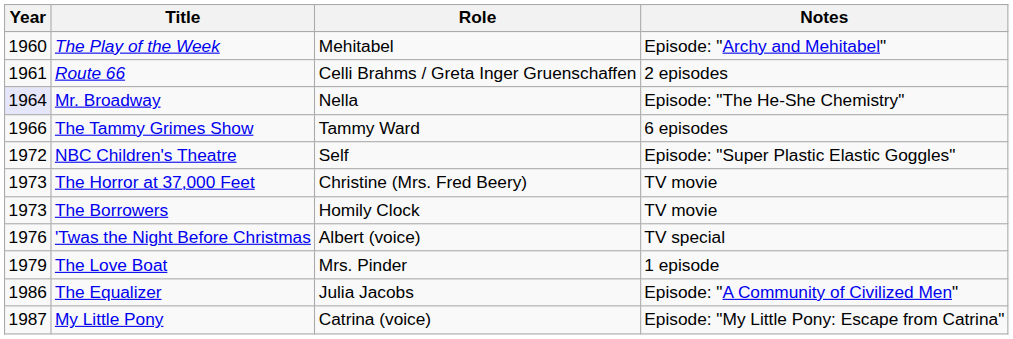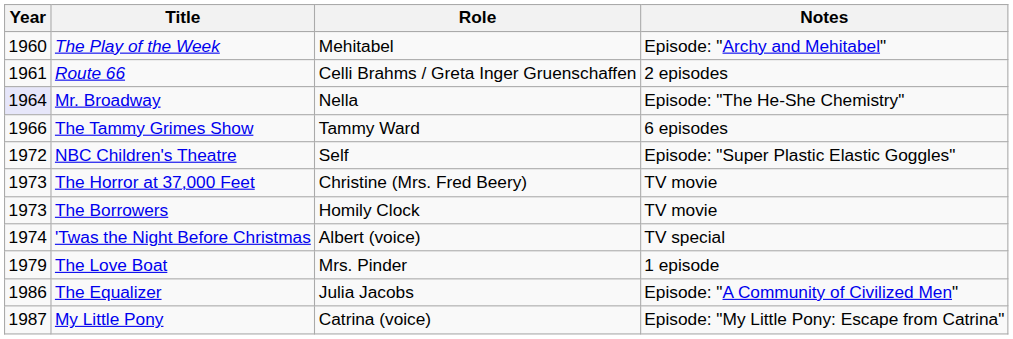(28, 237) 1976 -> (28, 237) 1974
